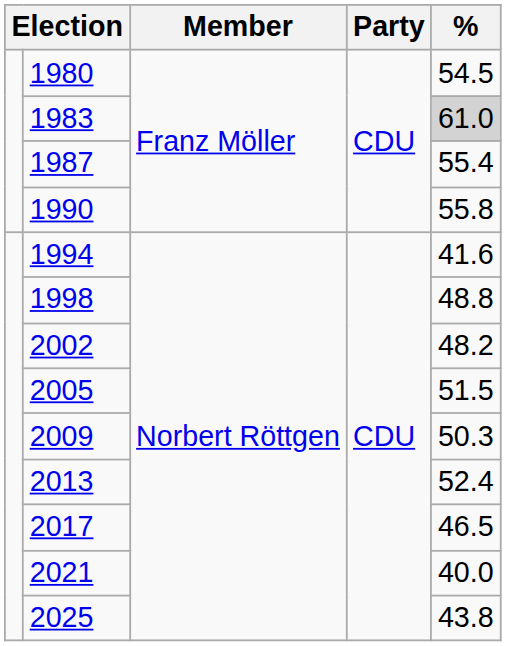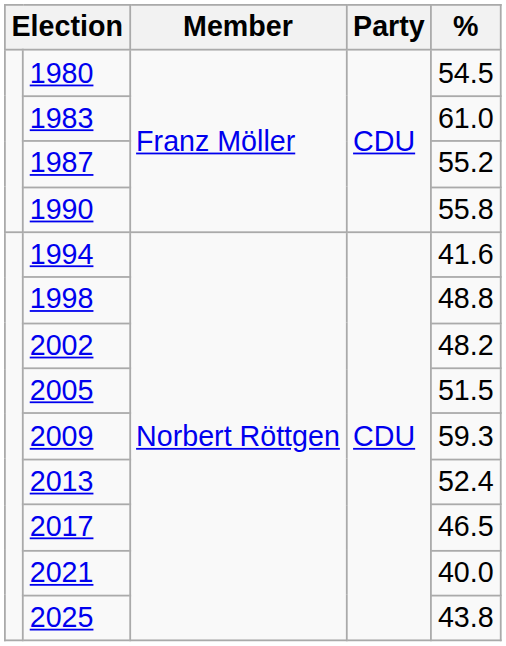(466, 118) lightgrey background -> (466, 118) no background
(466, 163) 55.4 -> (466, 163) 55.2
(466, 436) 50.3 -> (466, 436) 59.3
